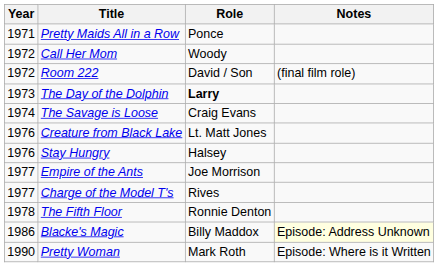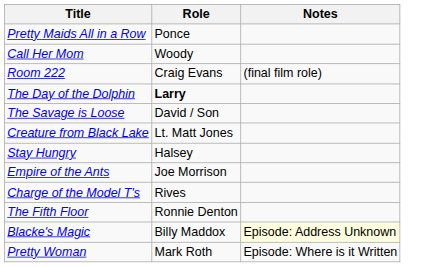- column: (21, 14)
(220, 73) David / Son -> (189, 73) Craig Evans
(222, 113) Craig Evans -> (187, 113) David / Son
